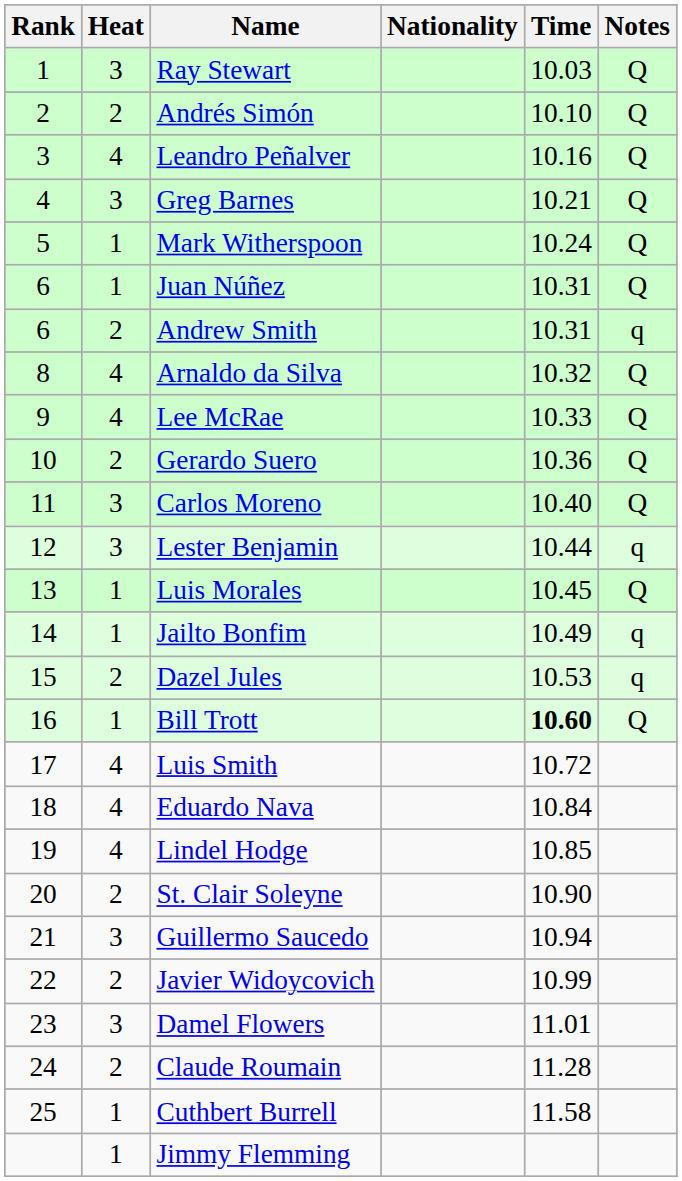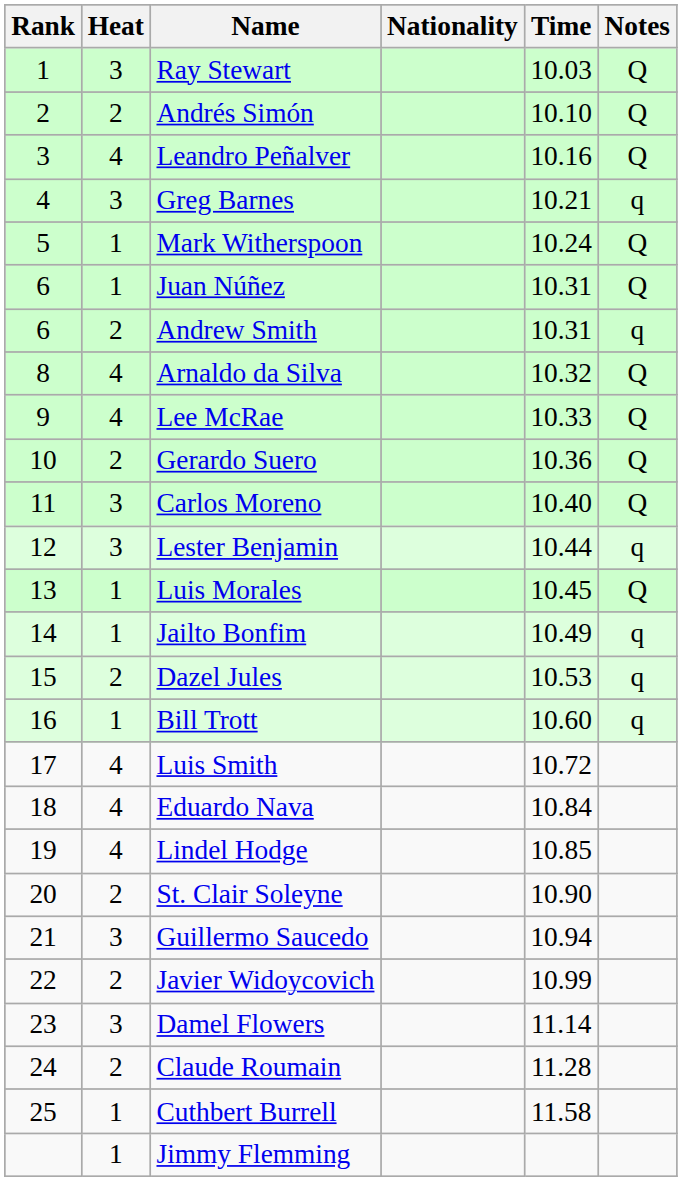(637, 199) Q -> (637, 199) q
(561, 720) bold -> (561, 720) normal
(637, 720) Q -> (637, 720) q
(561, 1024) 11.01 -> (561, 1024) 11.14
